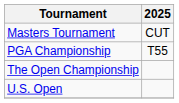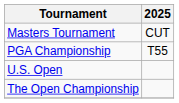rows swapped: (35, 89) <-> (73, 70)
